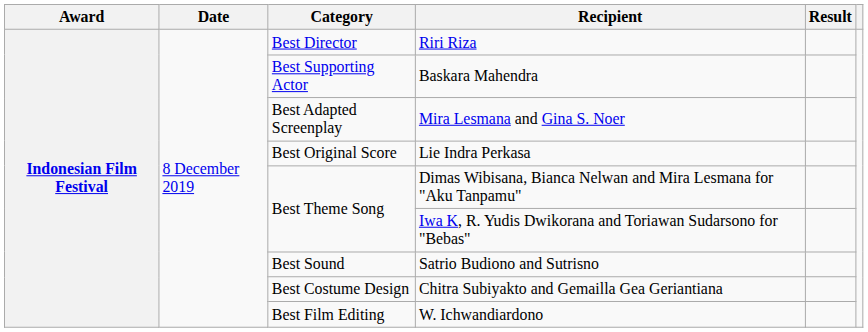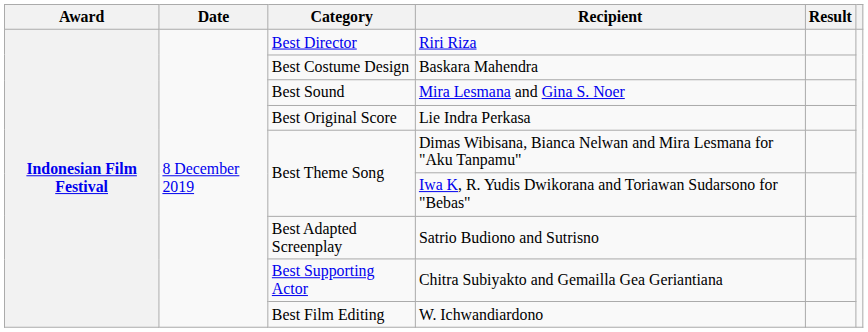(323, 76) Best Supporting Actor -> (341, 67) Best Costume Design
(314, 119) Best Adapted Screenplay -> (308, 92) Best Sound
(308, 264) Best Sound -> (314, 237) Best Adapted Screenplay
(341, 289) Best Costume Design -> (323, 280) Best Supporting Actor
